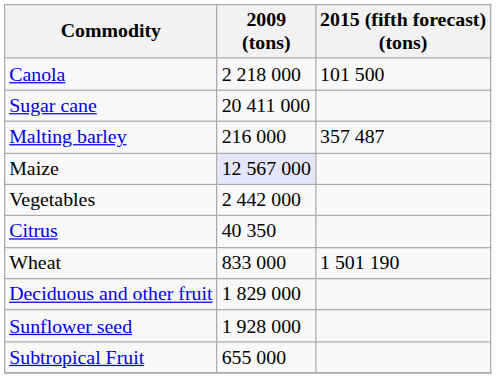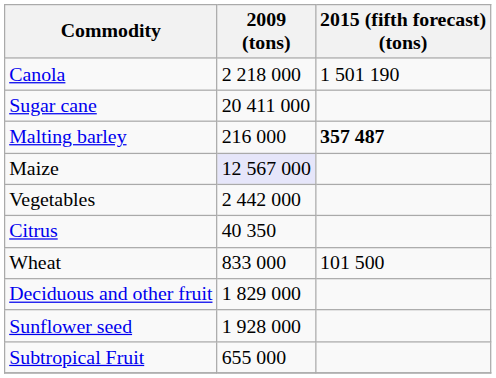(352, 74) 101 500 -> (360, 74) 1 501 190
(352, 136) normal -> (352, 136) bold
(360, 262) 1 501 190 -> (352, 262) 101 500
